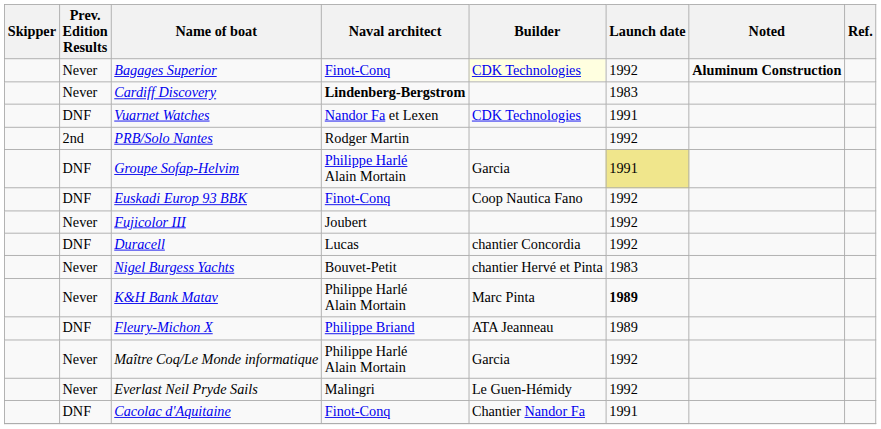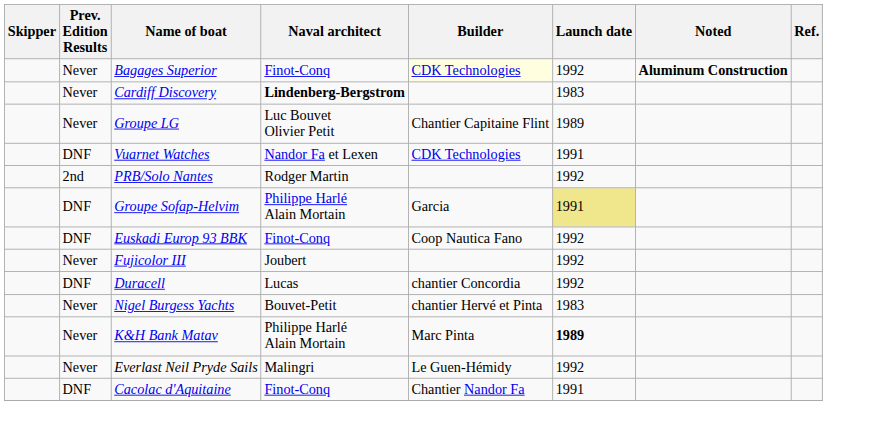+ row: (147, 123)
- row: (163, 328)
- row: (216, 358)
